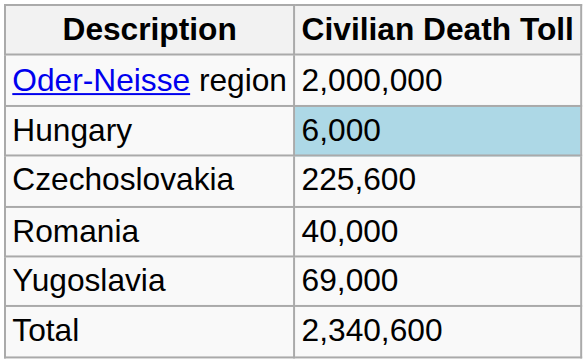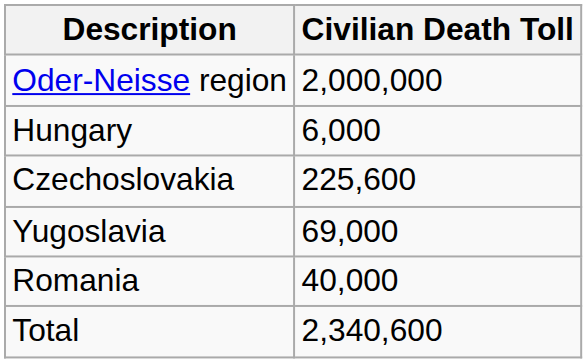(341, 130) lightblue background -> (341, 130) no background
rows swapped: (76, 230) <-> (89, 280)
